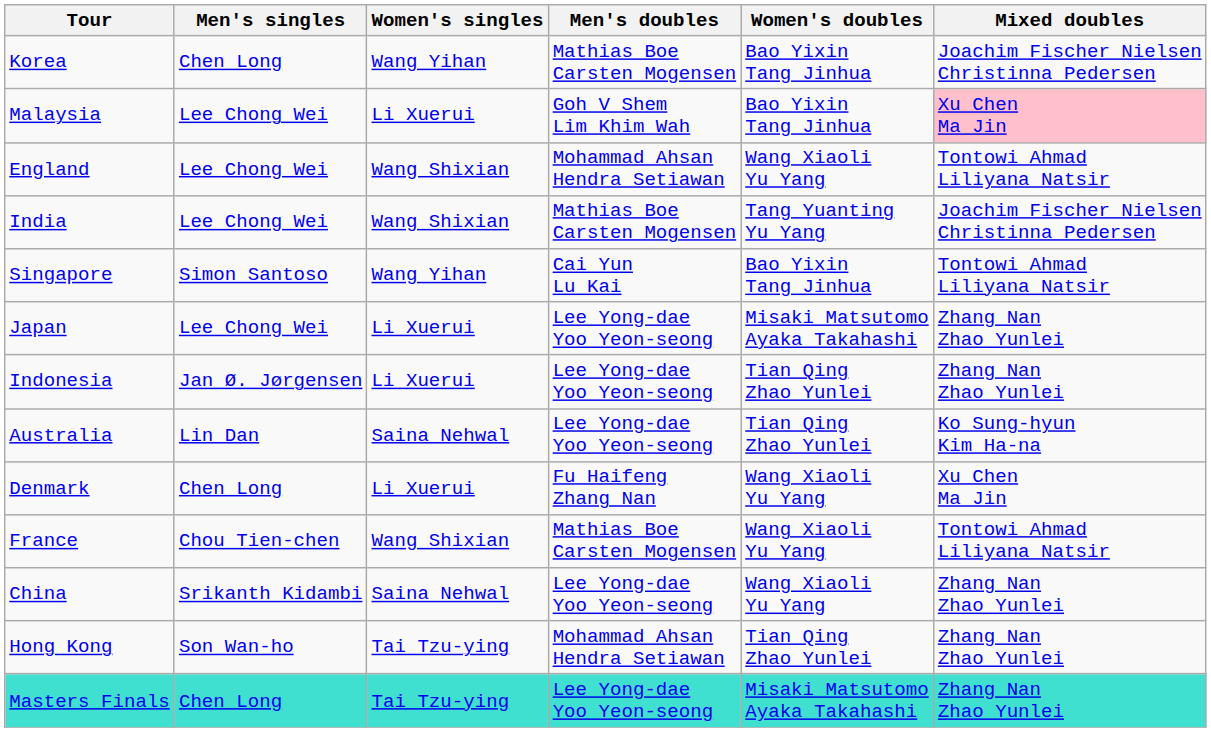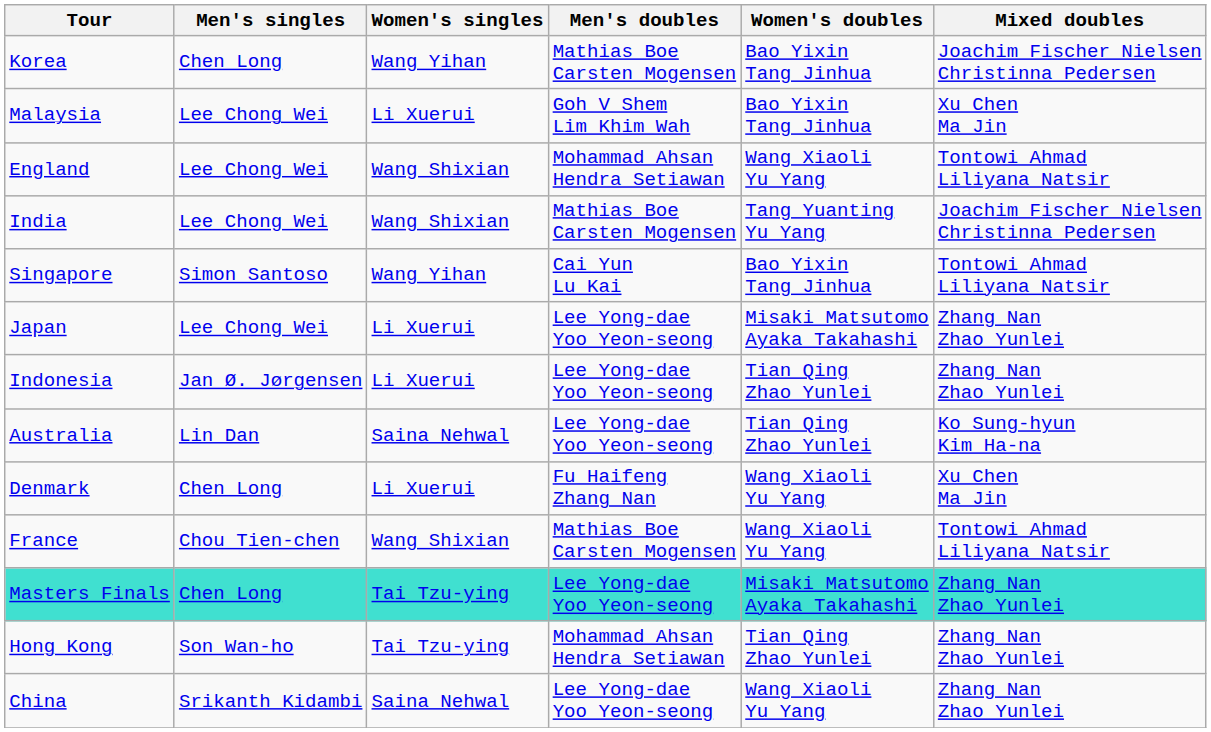(978, 116) pink background -> (978, 116) no background
rows swapped: (38, 594) <-> (90, 701)
